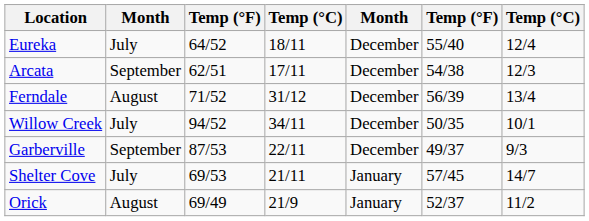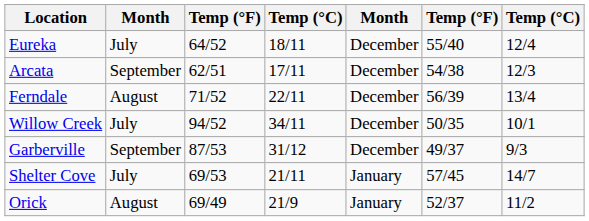(287, 96) 31/12 -> (287, 96) 22/11
(287, 149) 22/11 -> (287, 149) 31/12
